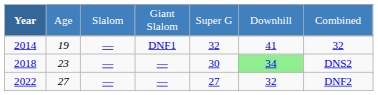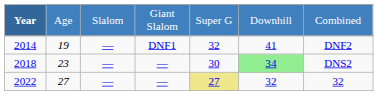(338, 45) 32 -> (338, 45) DNF2
(214, 81) no background -> (214, 81) khaki background
(338, 81) DNF2 -> (338, 81) 32
